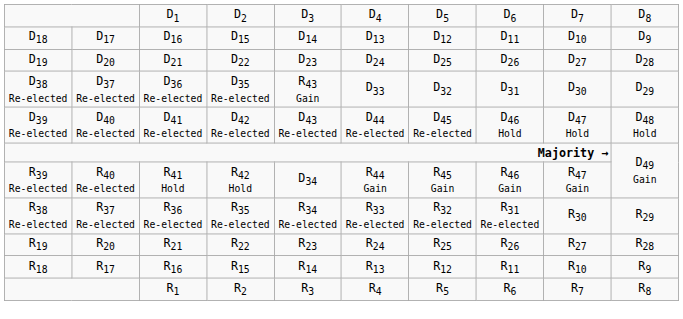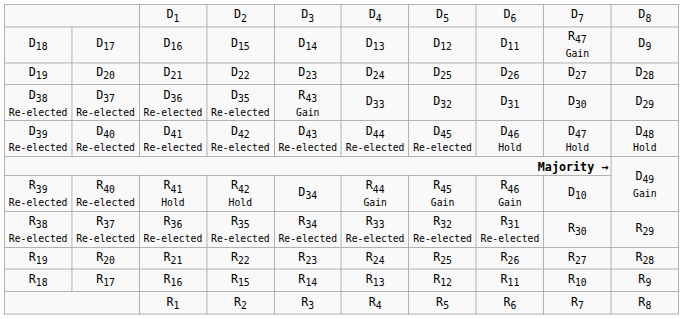(577, 38) D10 -> (577, 45) R47 Gain
(577, 180) R47 Gain -> (577, 193) D10
